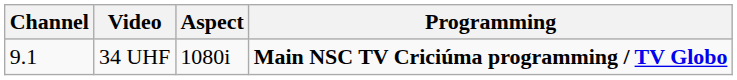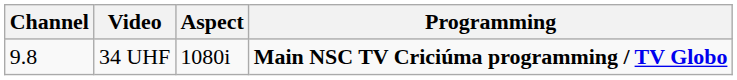(23, 56) 9.1 -> (23, 56) 9.8
